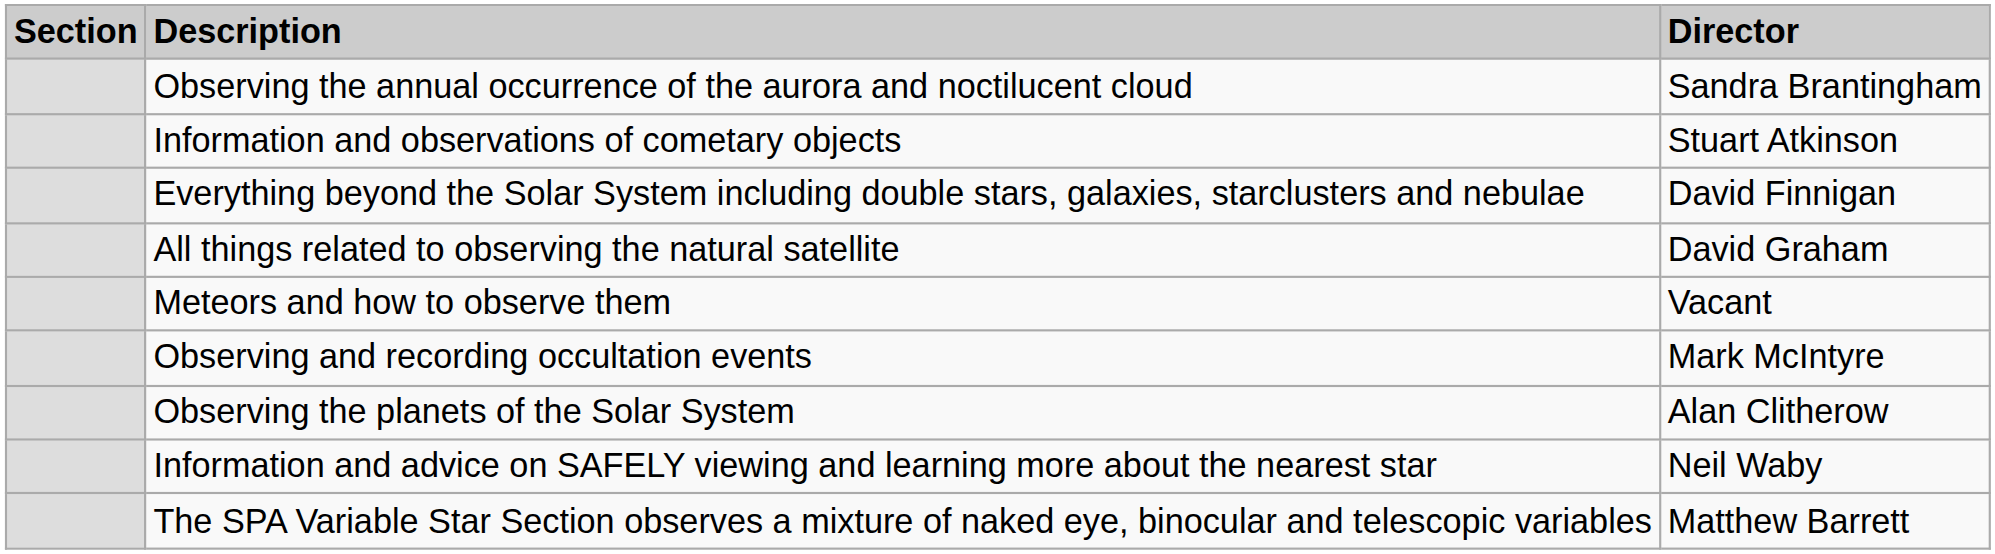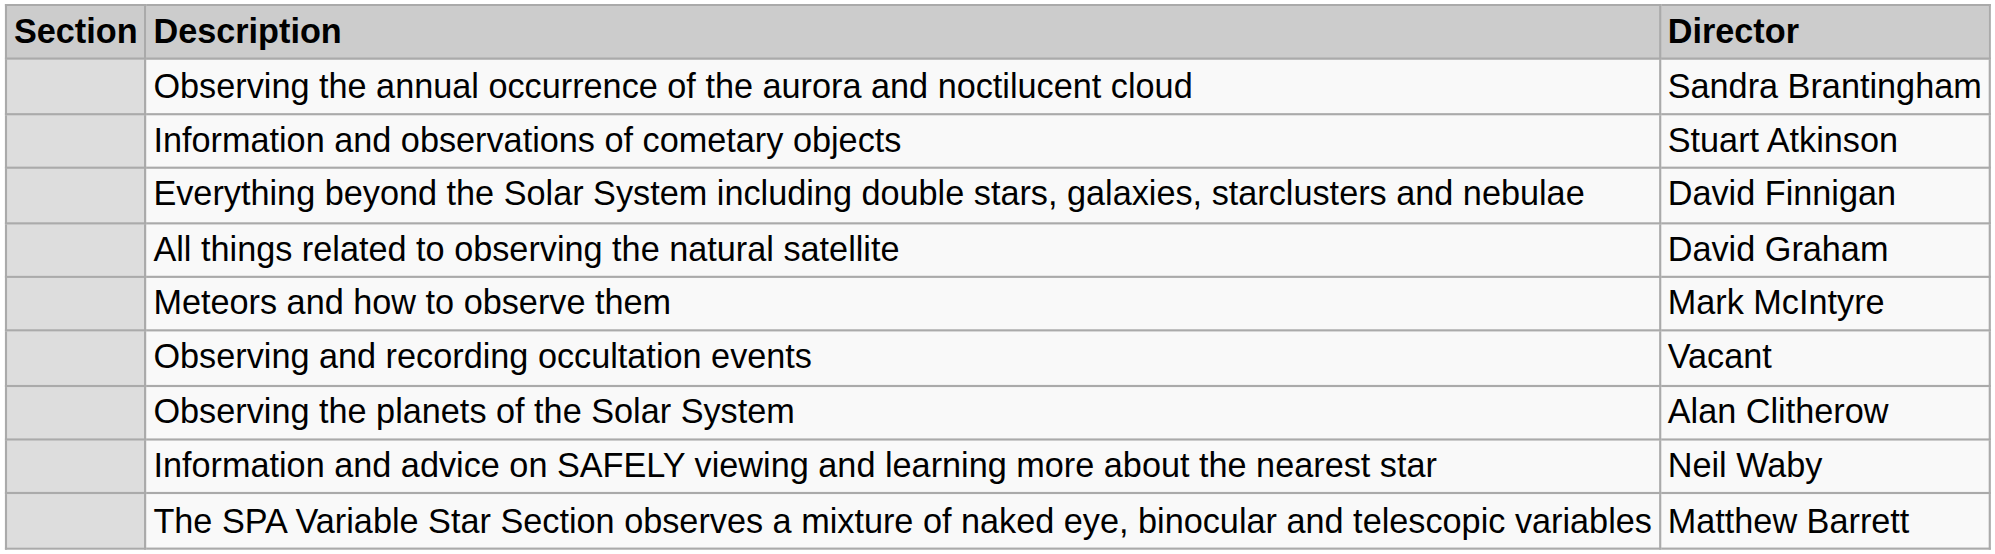(1720, 303) Vacant -> (1776, 303) Mark McIntyre
(1776, 357) Mark McIntyre -> (1720, 357) Vacant
